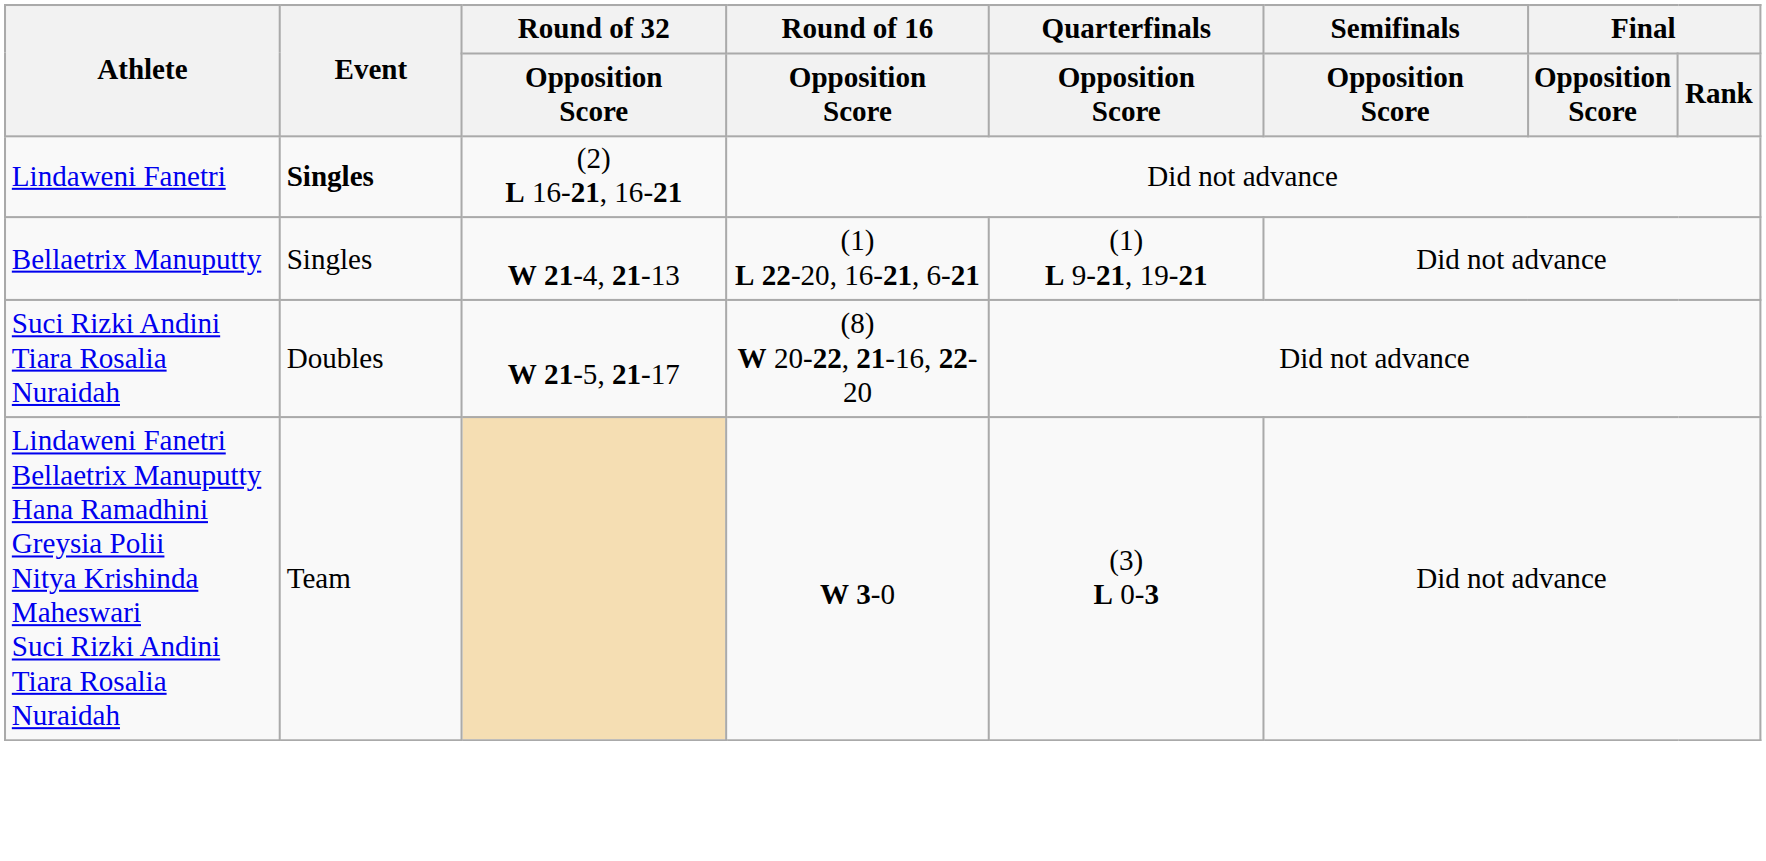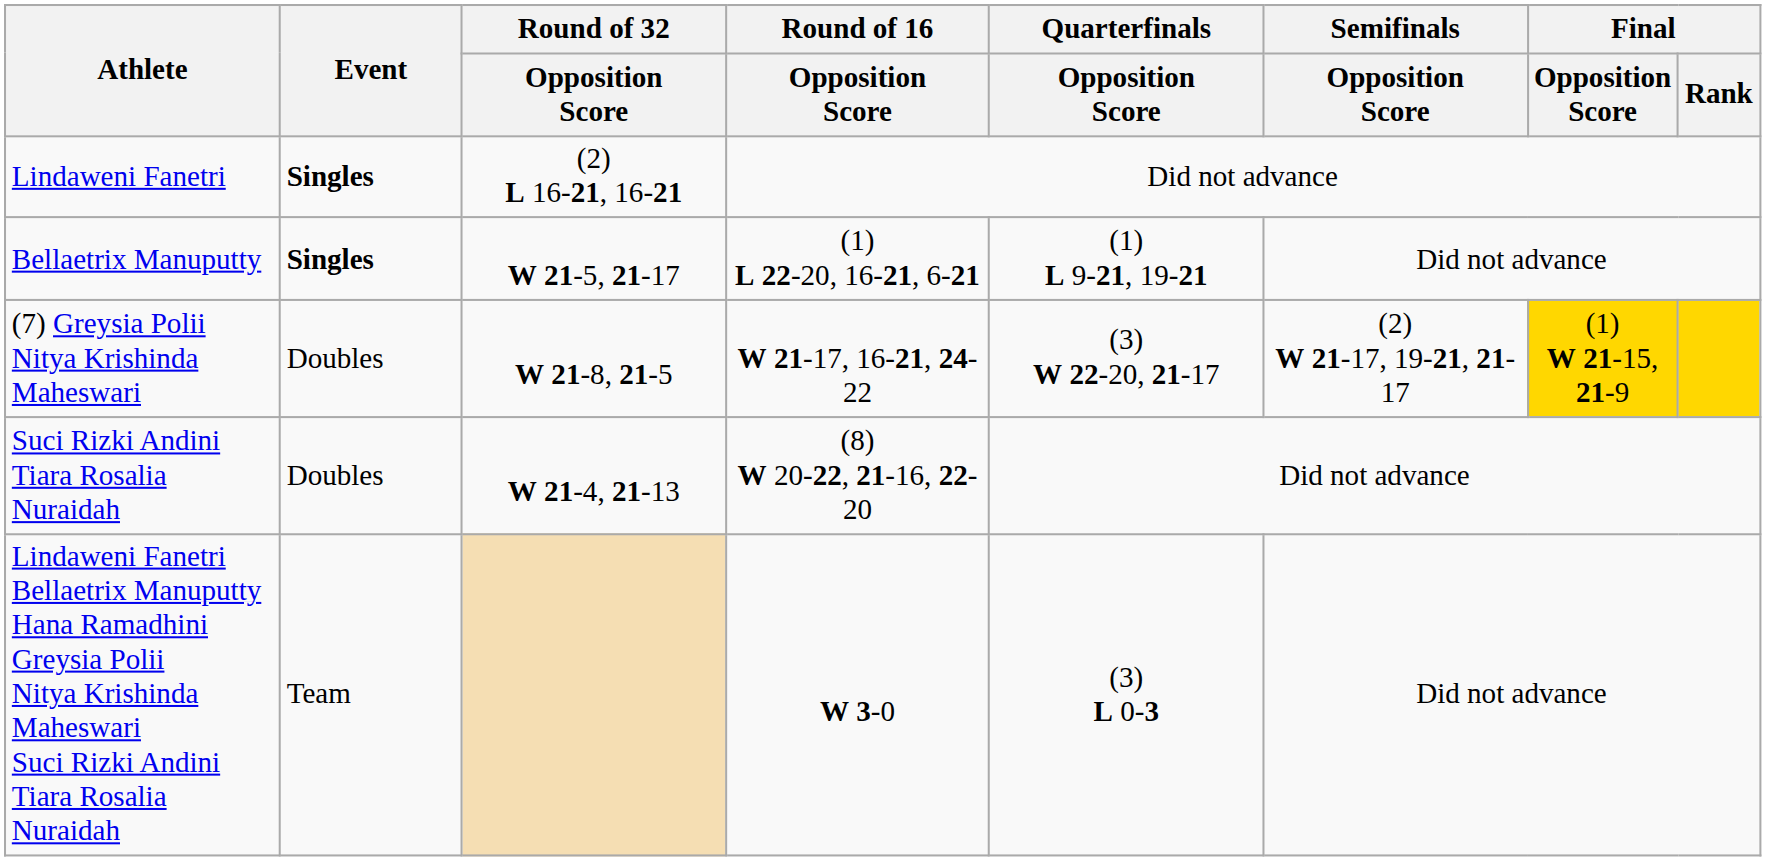(329, 258) normal -> (330, 258) bold
(594, 275) W 21-4, 21-13 -> (594, 275) W 21-5, 21-17
+ row: (109, 358)
(594, 375) W 21-5, 21-17 -> (594, 491) W 21-4, 21-13
